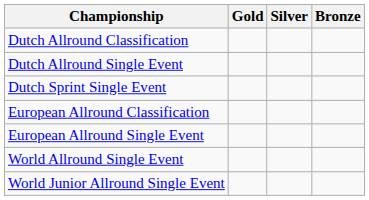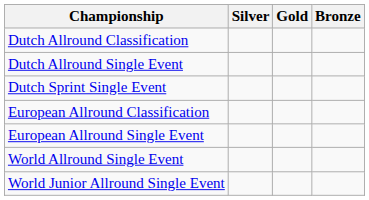columns swapped: (248, 16) <-> (289, 16)
